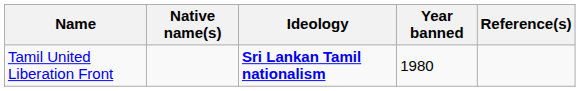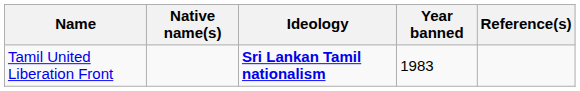(417, 65) 1980 -> (417, 65) 1983
